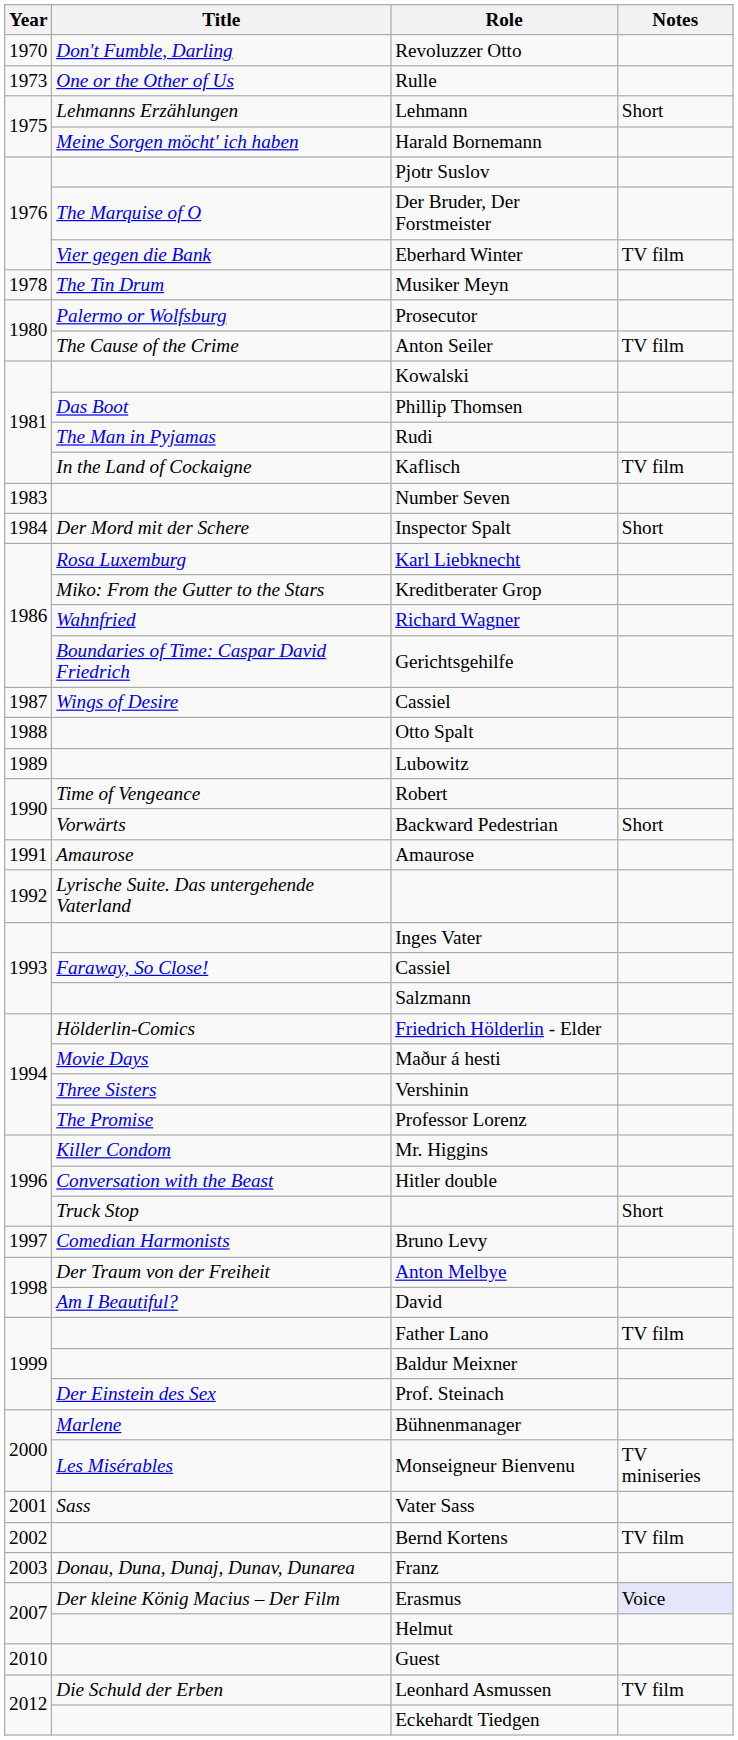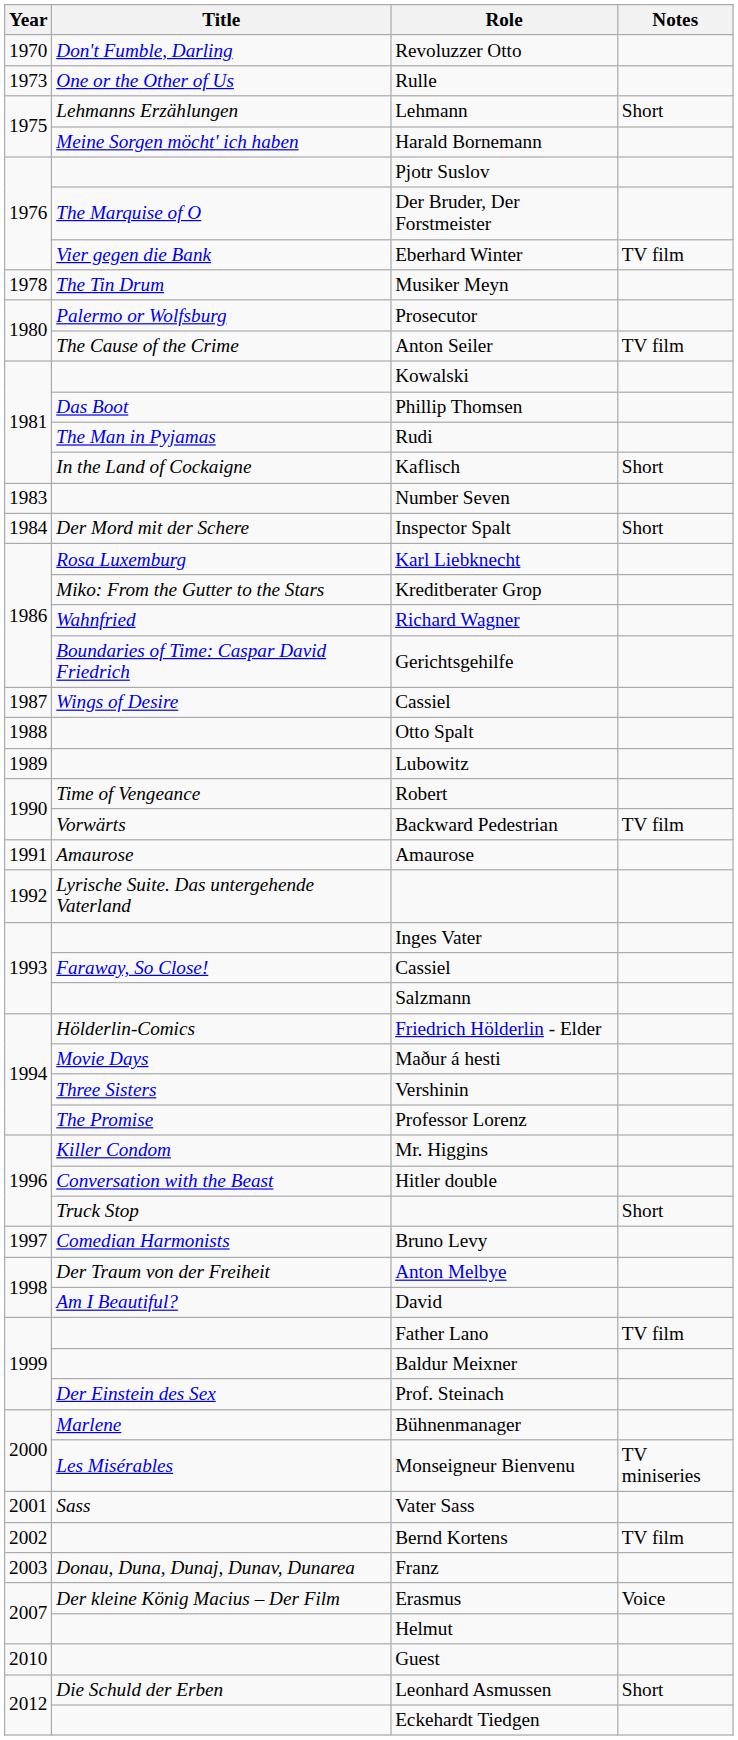(653, 467) TV film -> (643, 467) Short
(643, 824) Short -> (653, 824) TV film
(644, 1598) lavender background -> (644, 1598) no background
(653, 1689) TV film -> (643, 1689) Short
